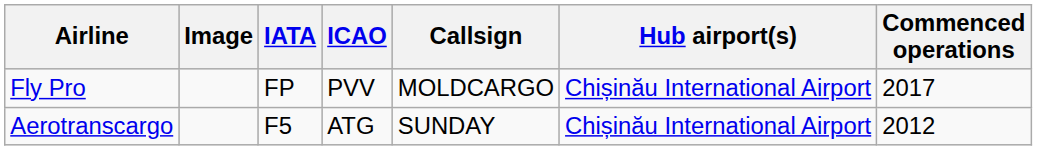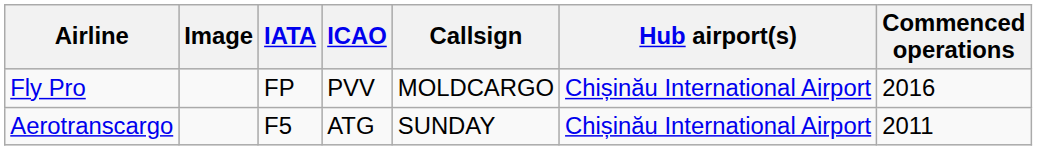(909, 88) 2017 -> (909, 88) 2016
(909, 125) 2012 -> (908, 125) 2011
